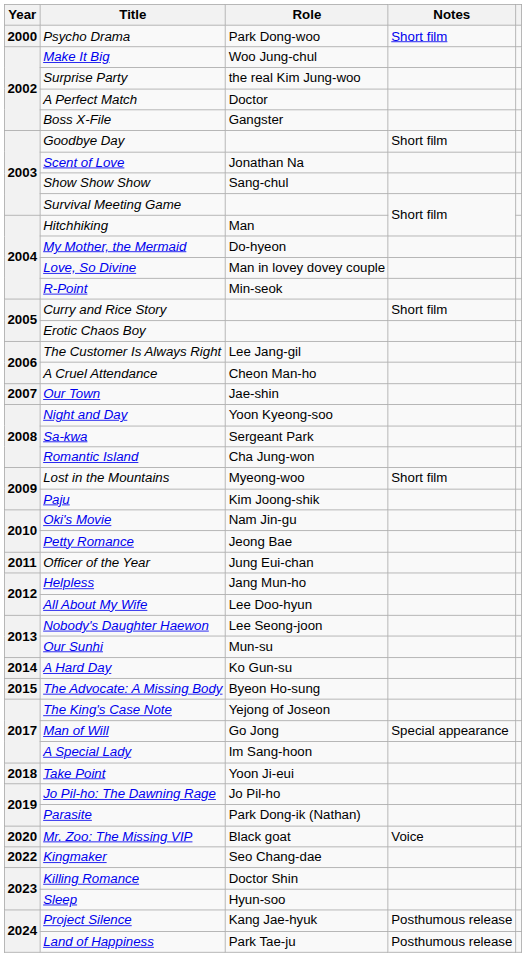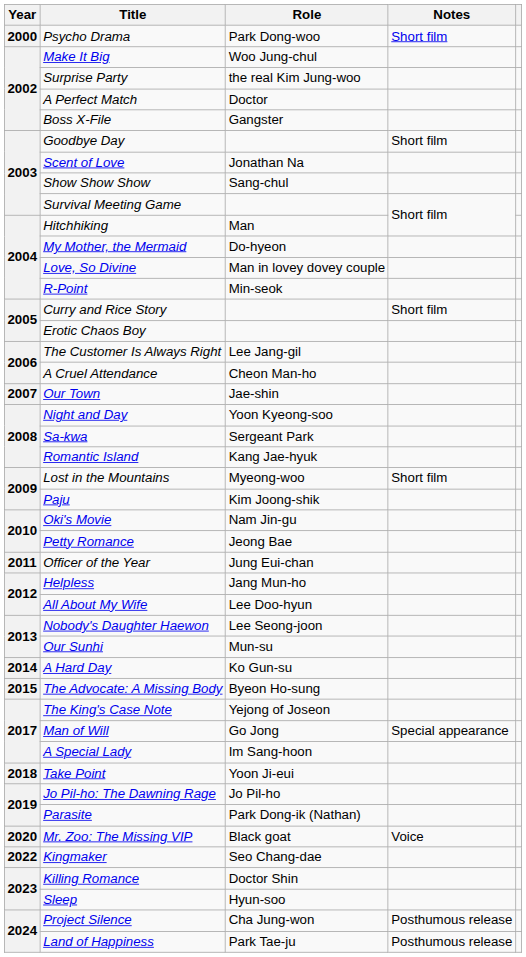(271, 457) Cha Jung-won -> (273, 457) Kang Jae-hyuk
(273, 920) Kang Jae-hyuk -> (271, 920) Cha Jung-won
